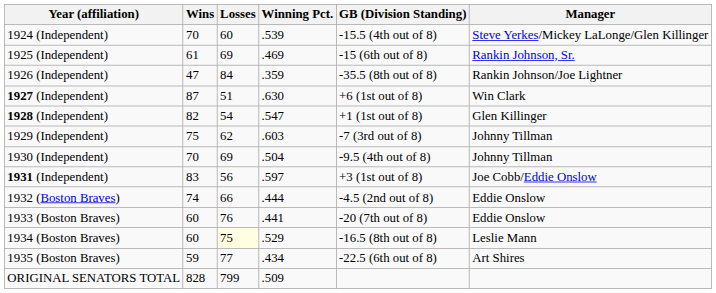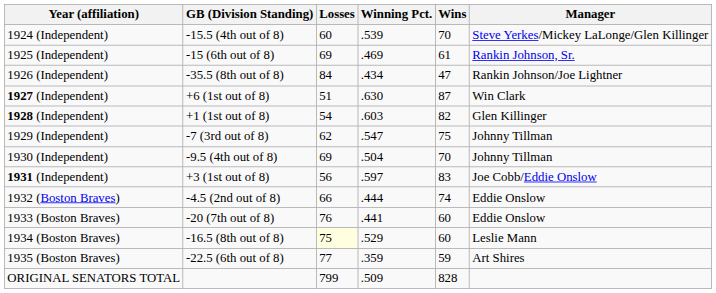columns swapped: (200, 14) <-> (403, 14)
(273, 75) .359 -> (372, 75) .434
(273, 116) .547 -> (372, 116) .603
(273, 136) .603 -> (372, 136) .547
(273, 258) .434 -> (372, 258) .359
